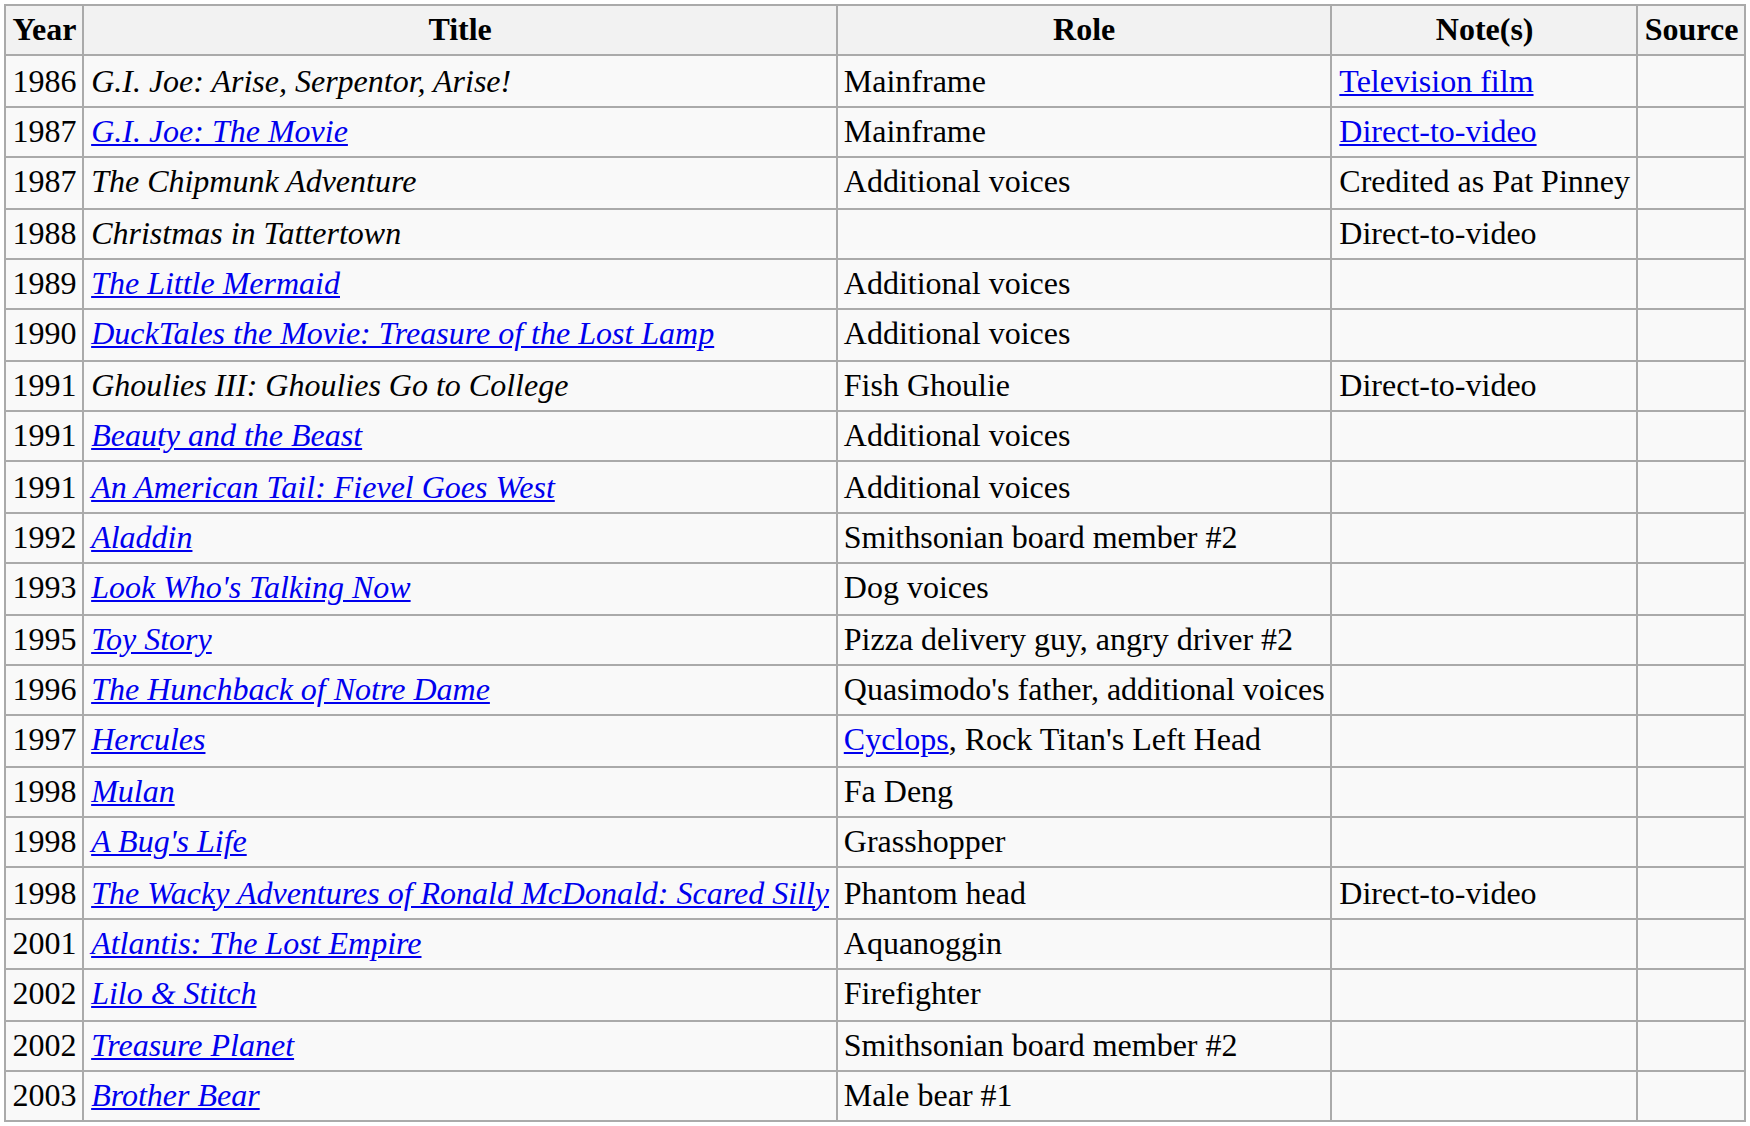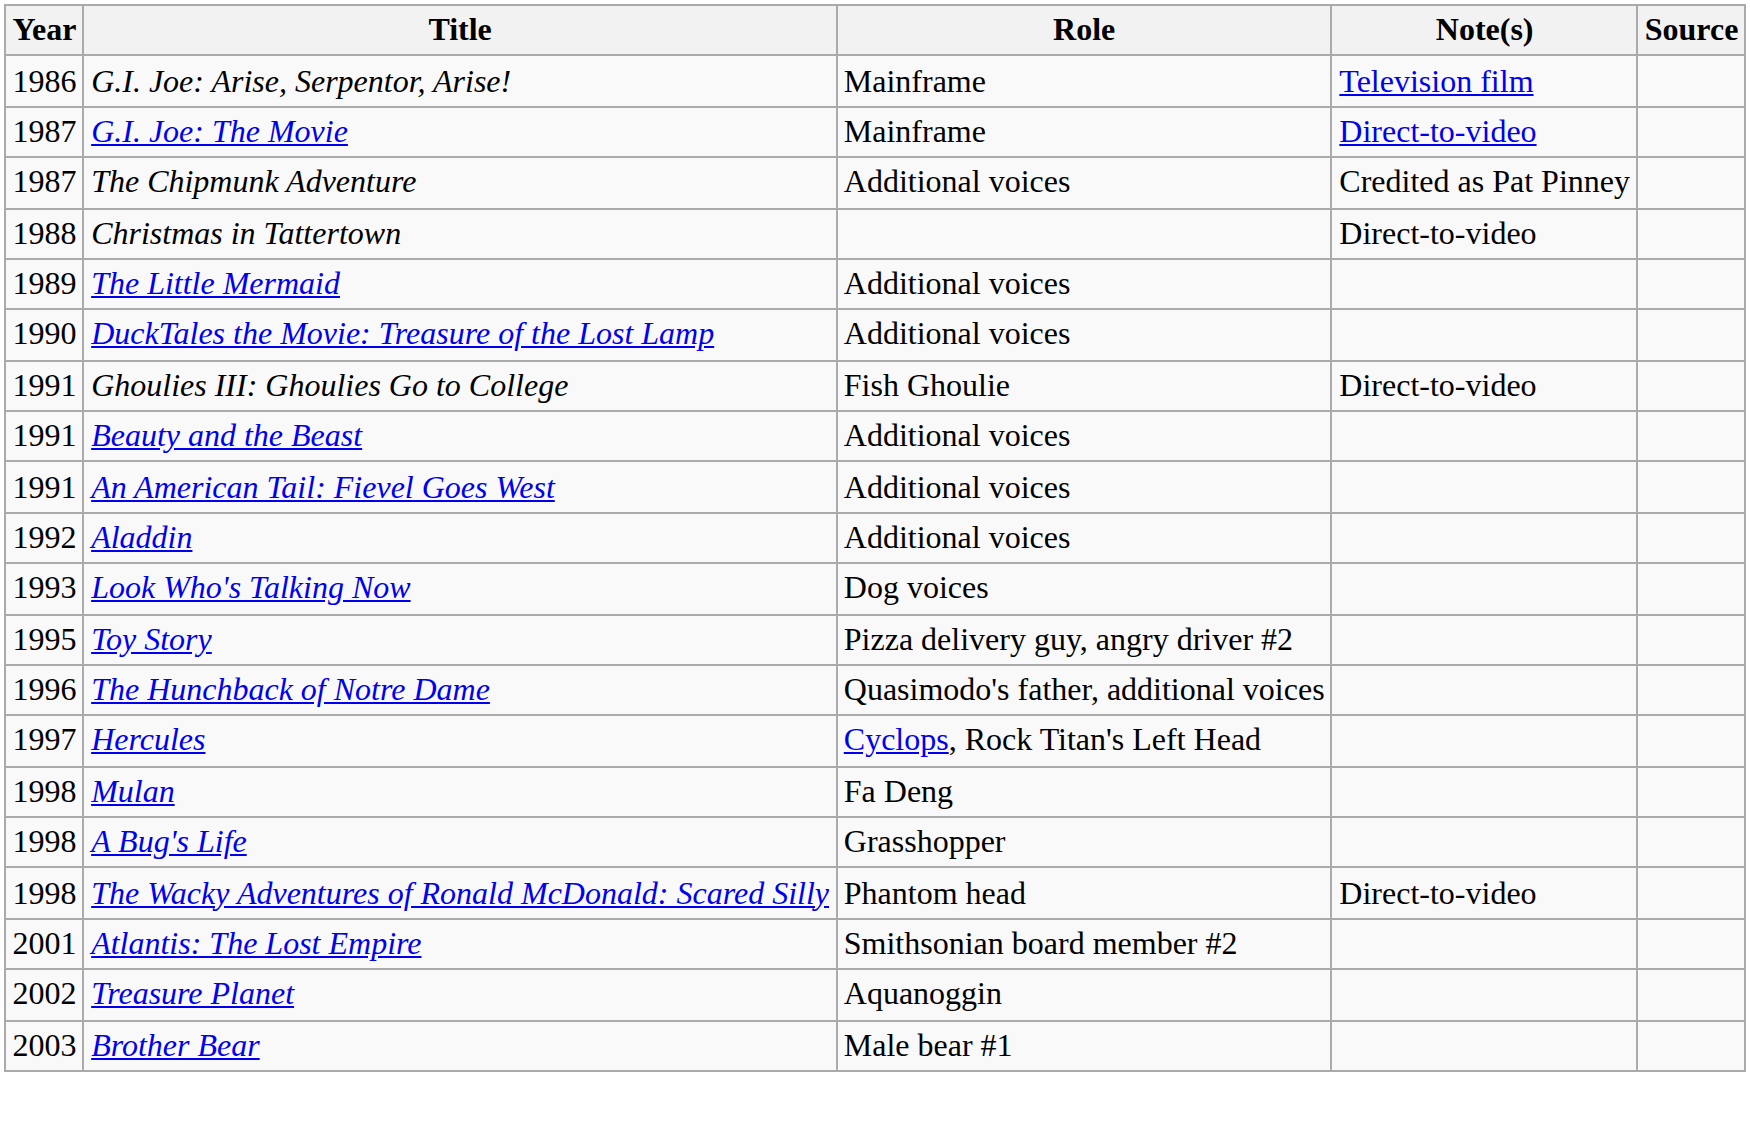(1041, 537) Smithsonian board member #2 -> (957, 537) Additional voices
(923, 943) Aquanoggin -> (1041, 943) Smithsonian board member #2
- row: (174, 994)
(1041, 1044) Smithsonian board member #2 -> (923, 994) Aquanoggin
